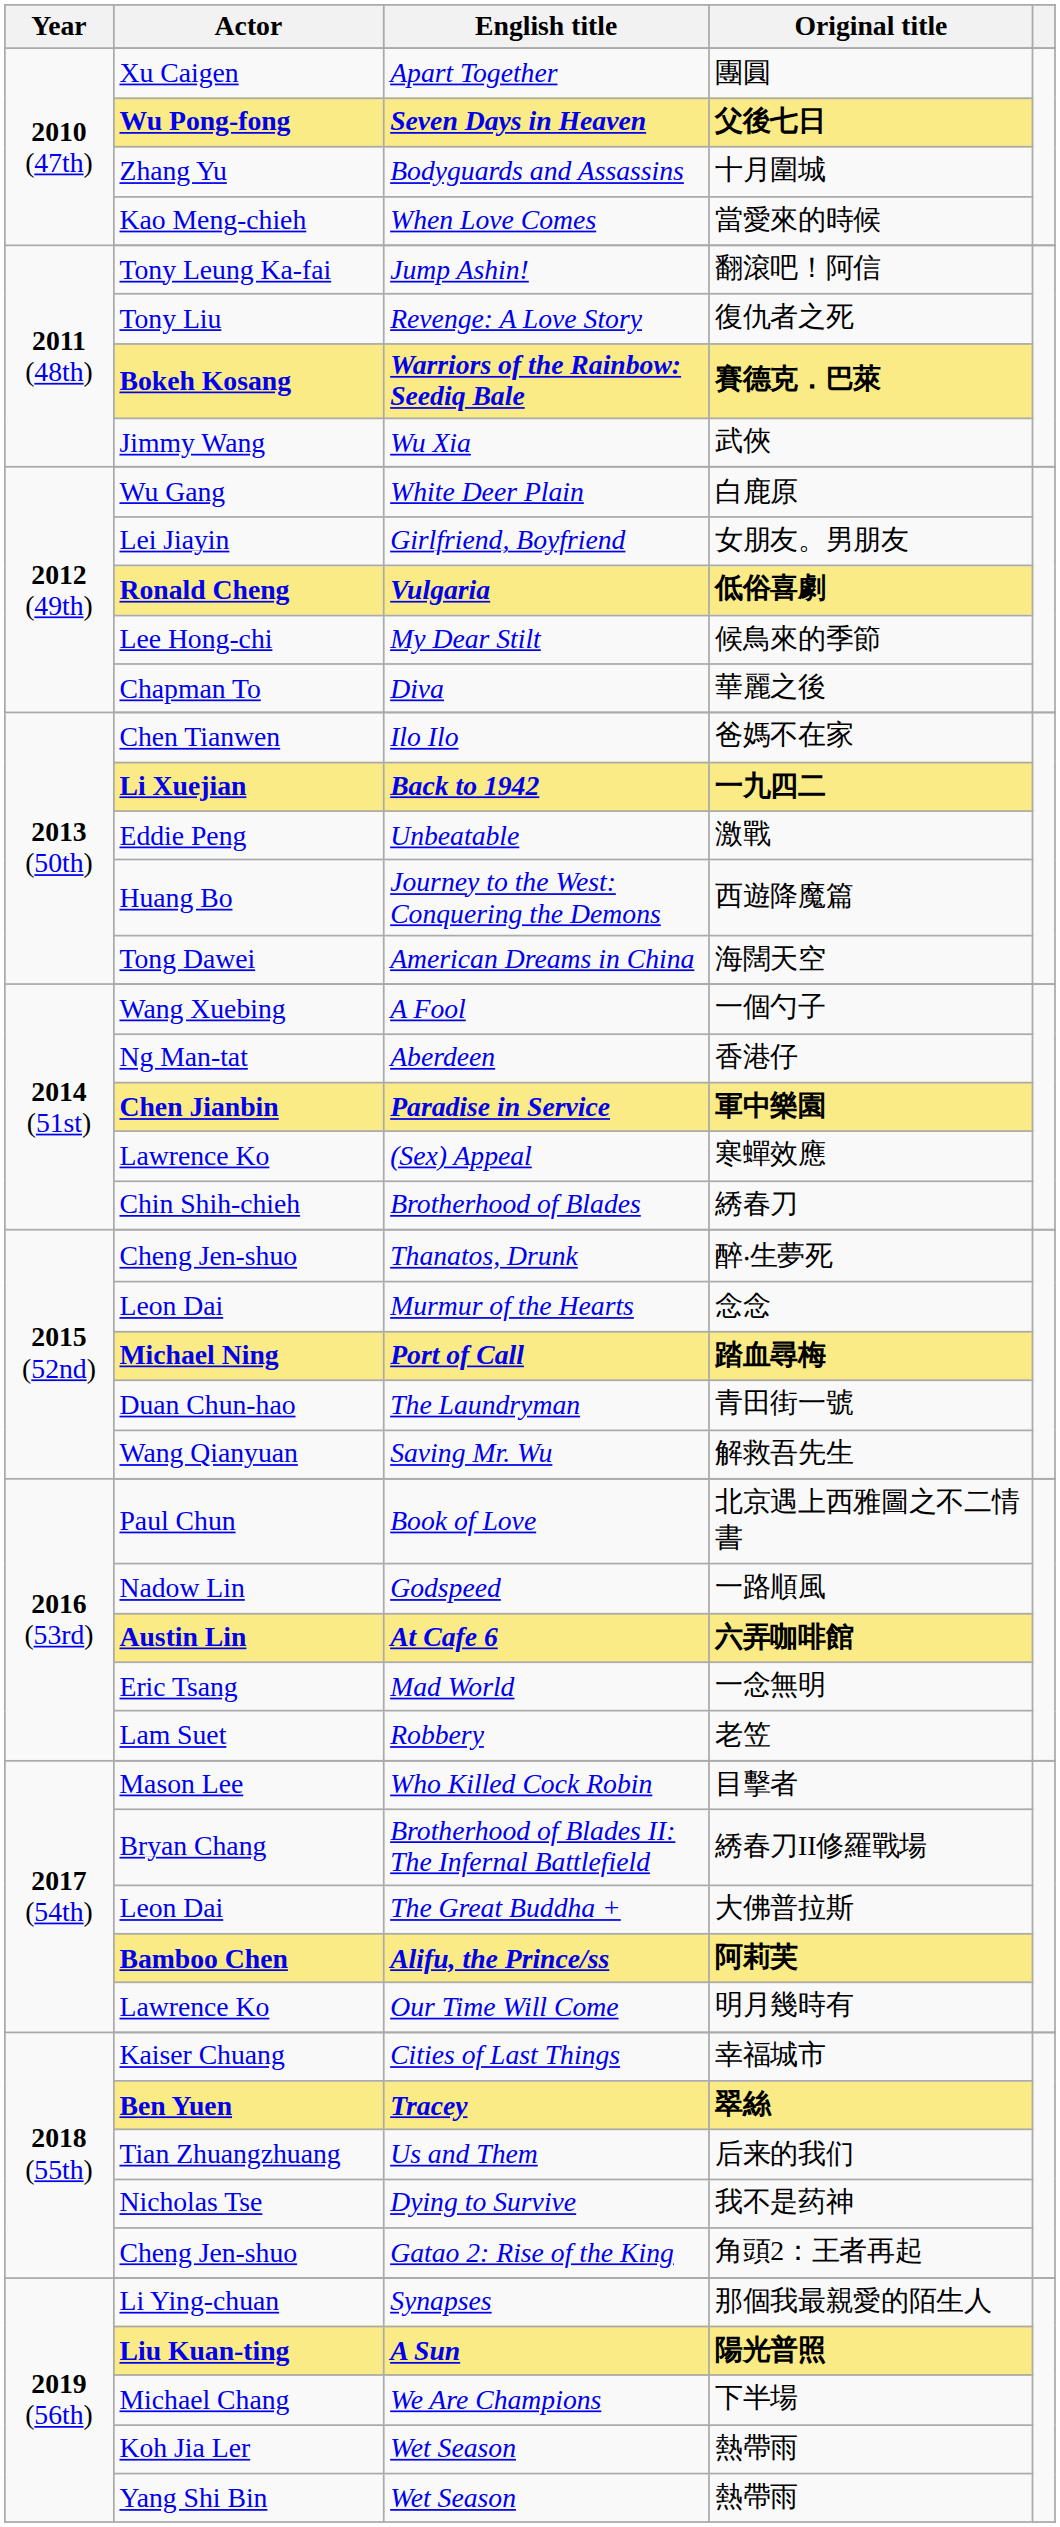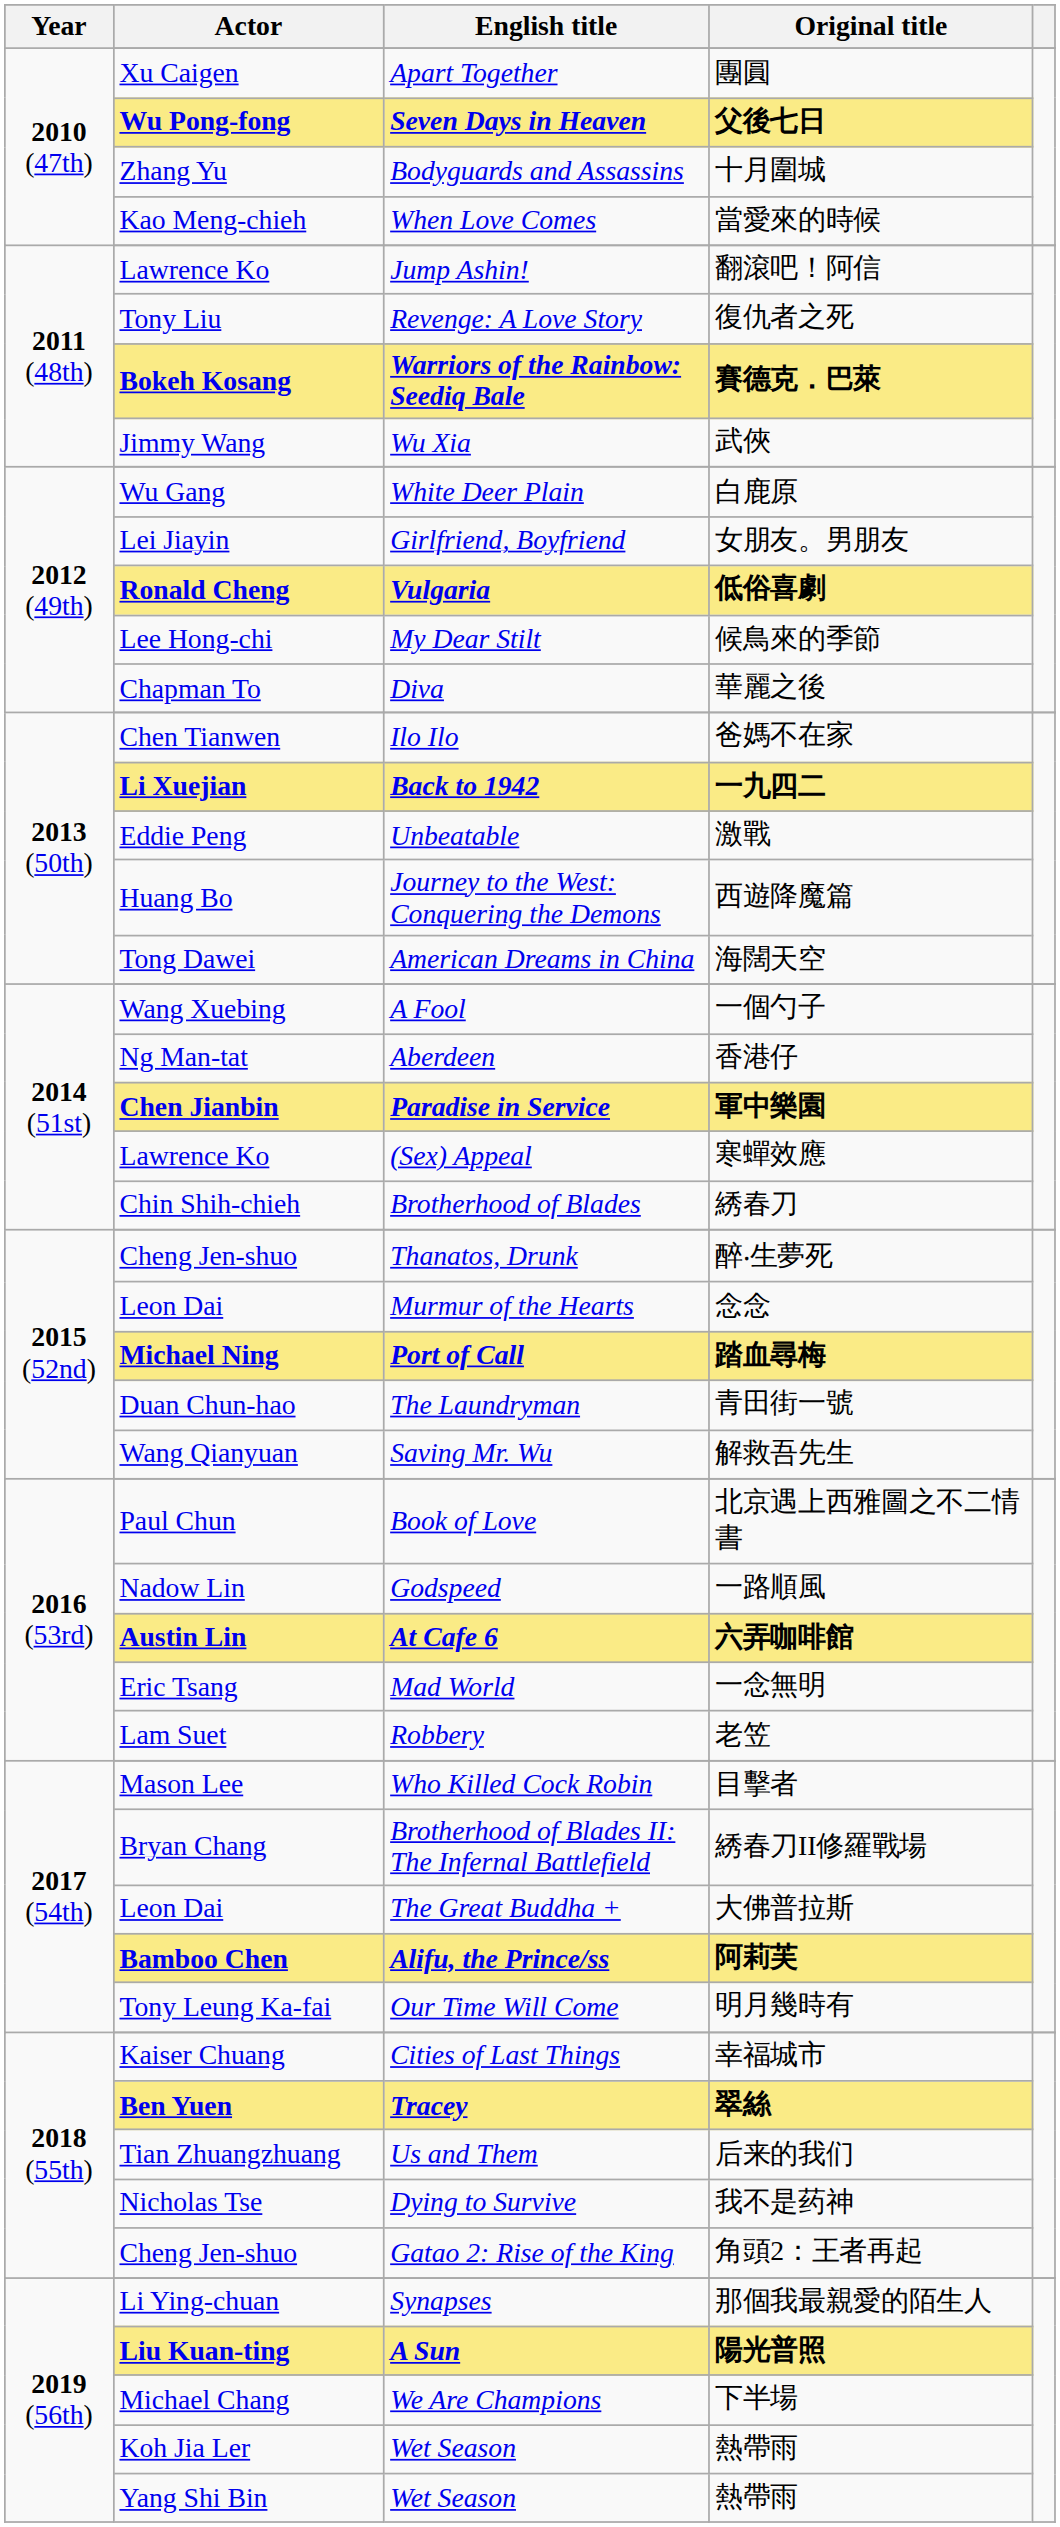(225, 269) Tony Leung Ka-fai -> (194, 269) Lawrence Ko
(194, 2006) Lawrence Ko -> (225, 2006) Tony Leung Ka-fai
